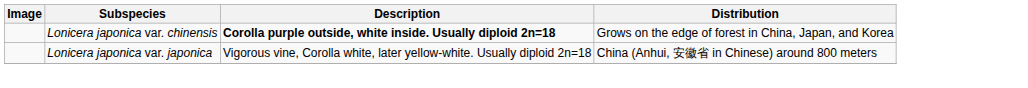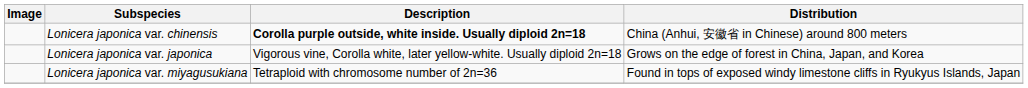(745, 33) Grows on the edge of forest in China, Japan, and Korea -> (767, 33) China (Anhui, 安徽省 in Chinese) around 800 meters
(737, 52) China (Anhui, 安徽省 in Chinese) around 800 meters -> (775, 54) Grows on the edge of forest in China, Japan, and Korea
+ row: (147, 73)
